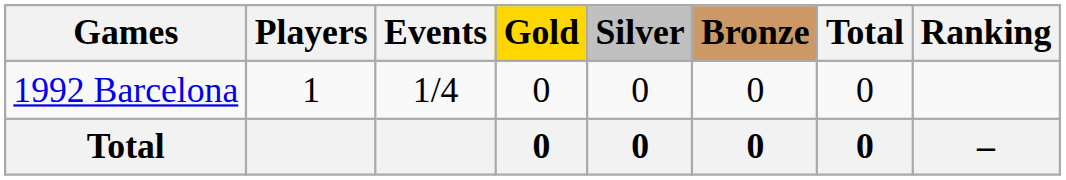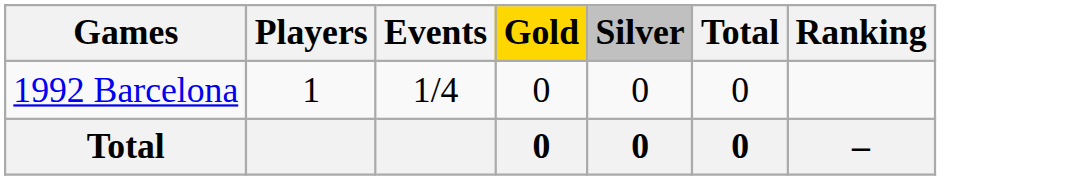- column: (755, 32)
